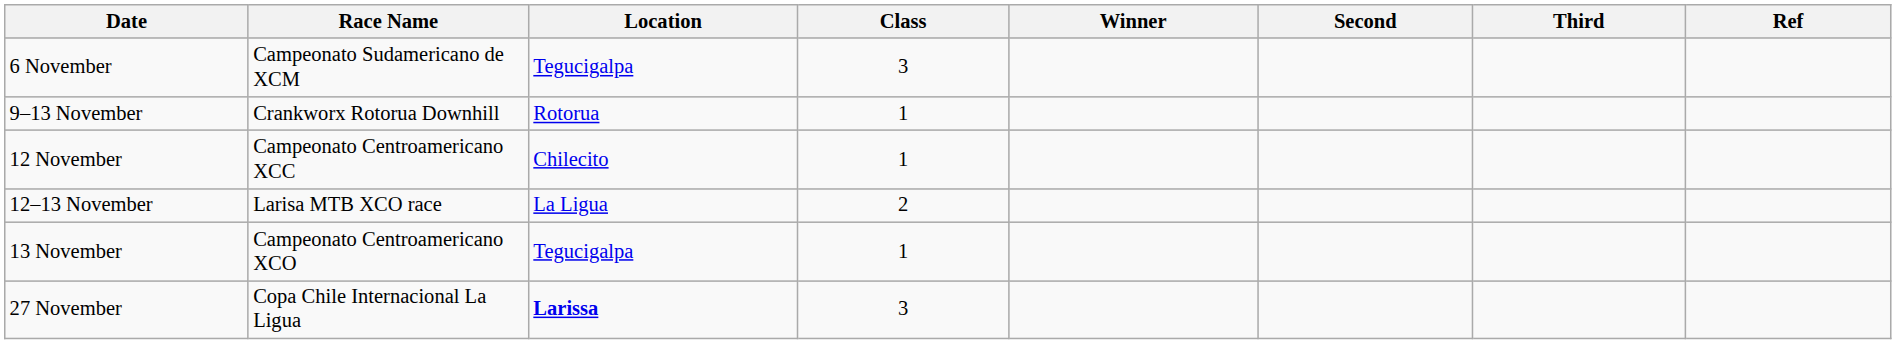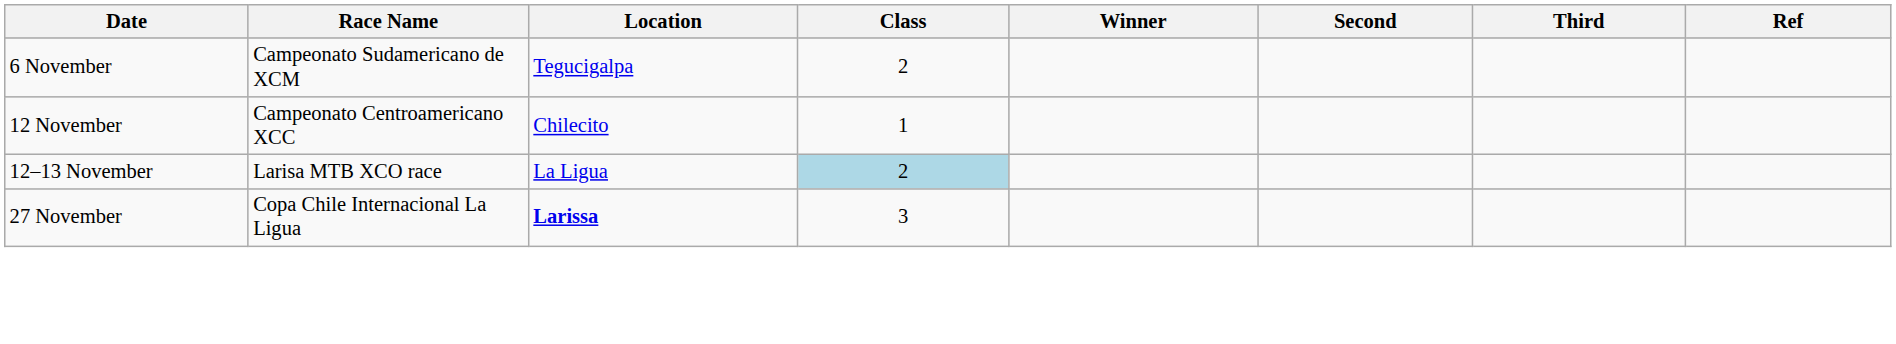(903, 66) 3 -> (903, 66) 2
- row: (76, 112)
(903, 204) no background -> (903, 170) lightblue background
- row: (66, 250)
